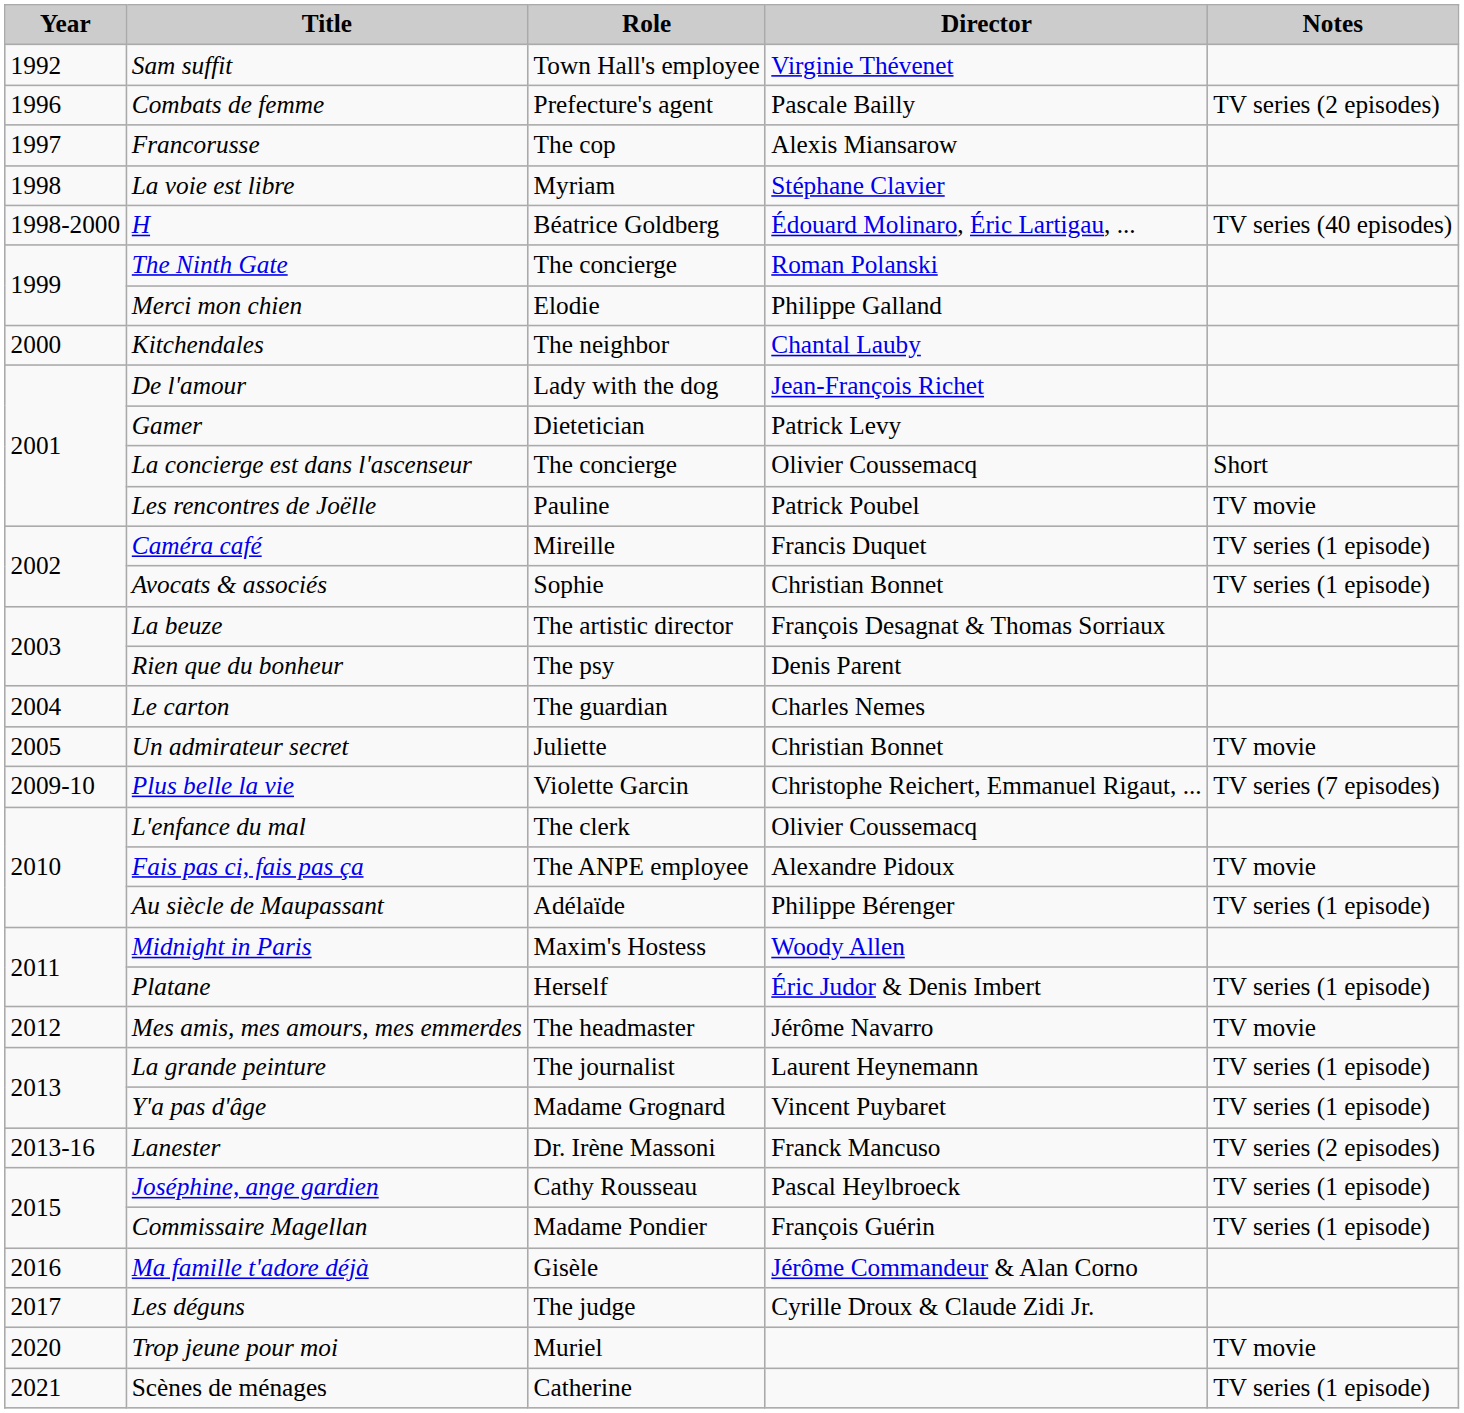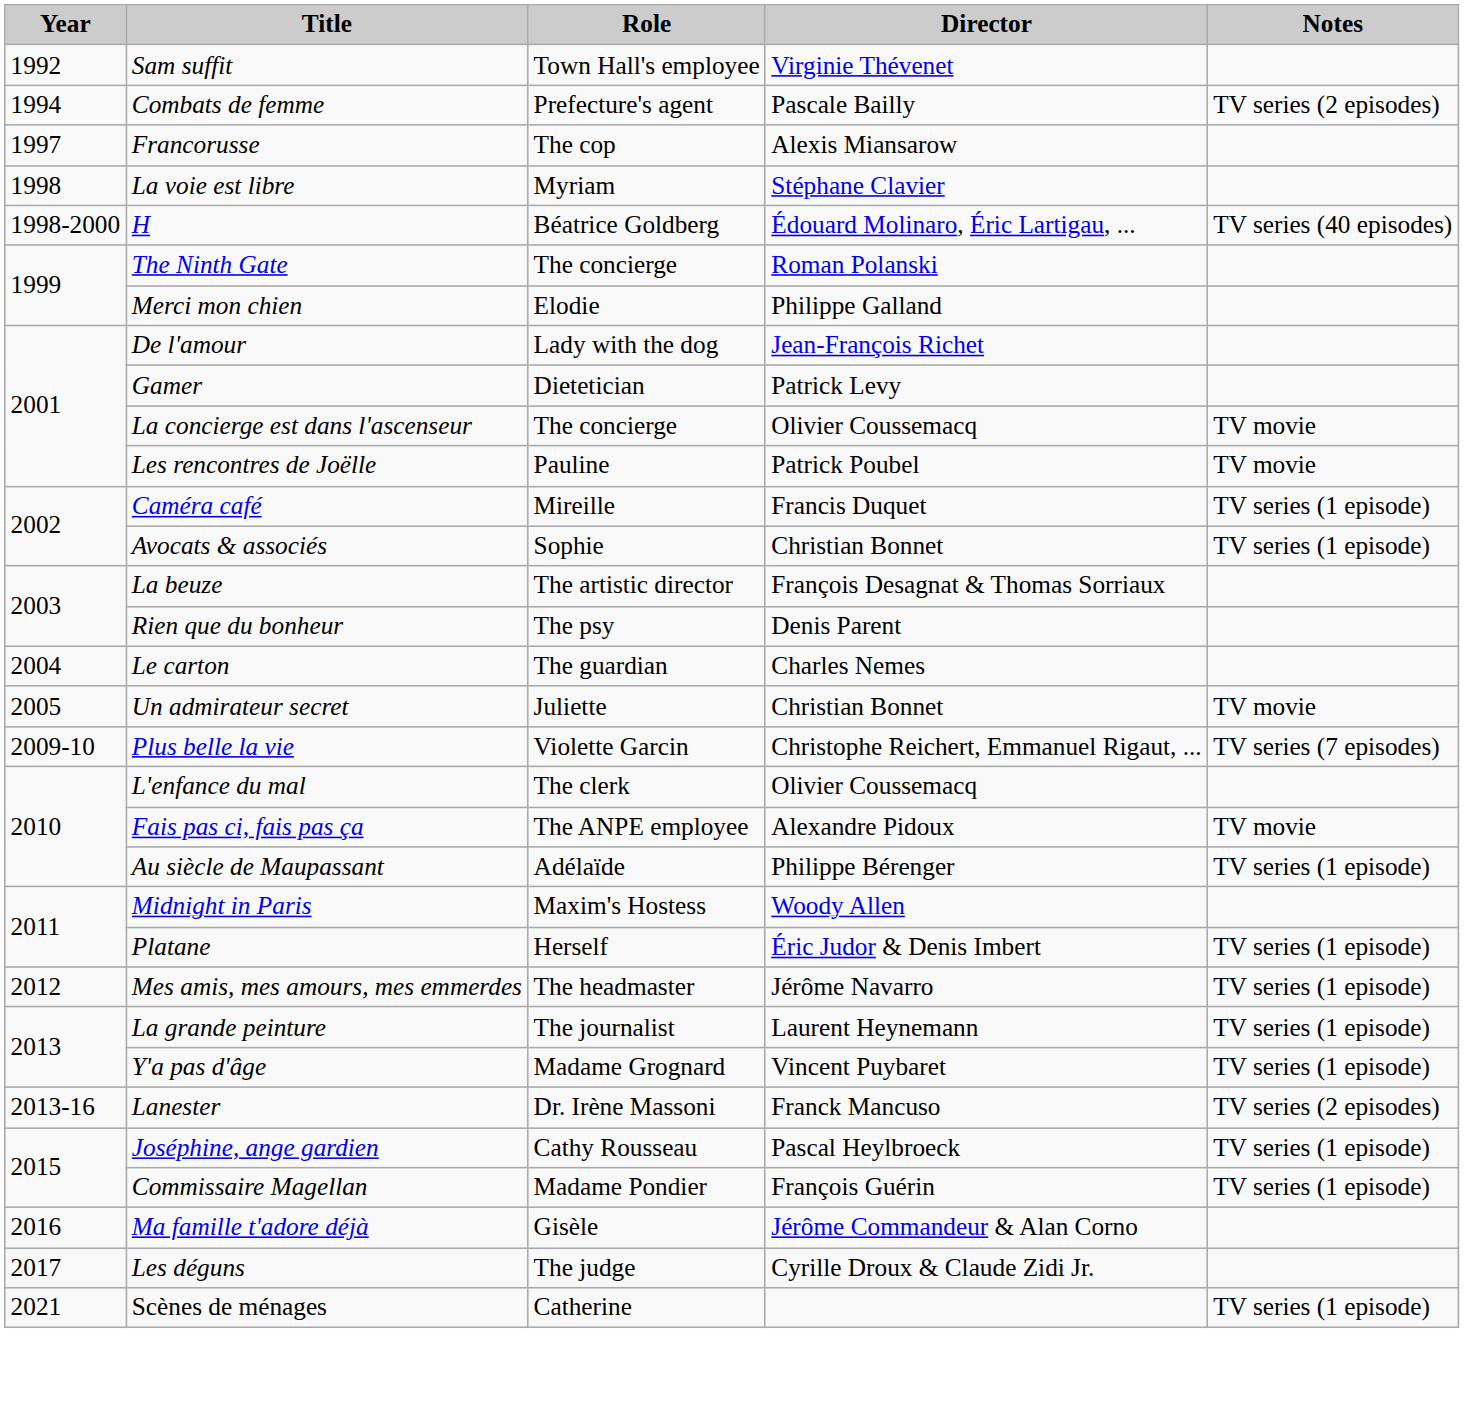(36, 104) 1996 -> (36, 104) 1994
- row: (198, 345)
(1241, 465) Short -> (1265, 425) TV movie
(1265, 1026) TV movie -> (1322, 986) TV series (1 episode)
- row: (235, 1347)
